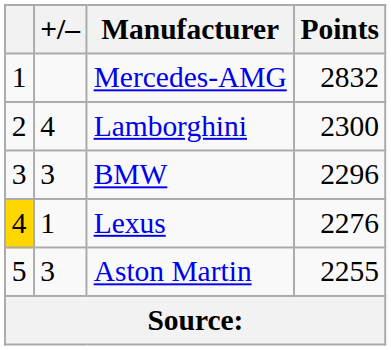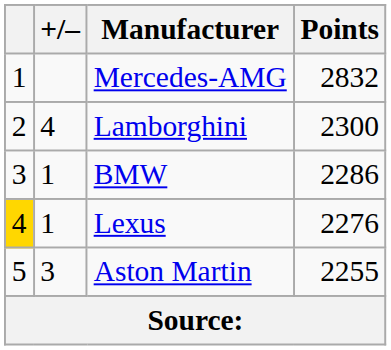(48, 174) 3 -> (48, 174) 1
(350, 174) 2296 -> (350, 174) 2286
